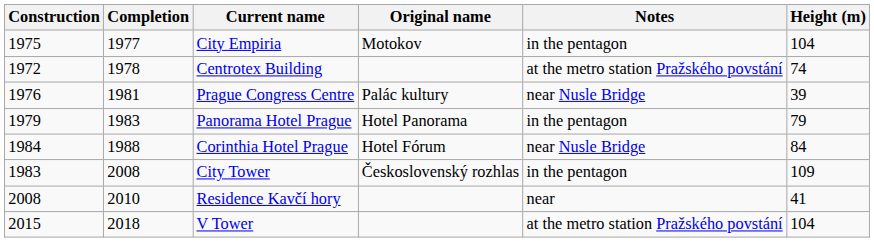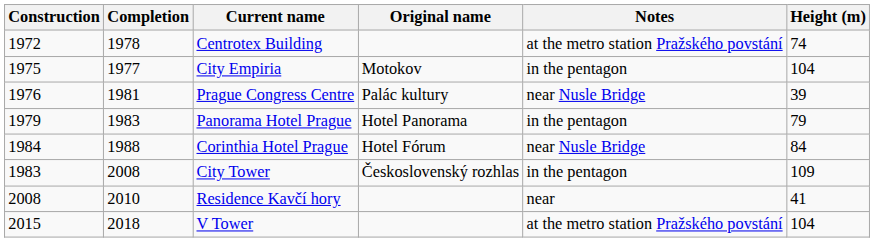rows swapped: (259, 69) <-> (239, 43)
